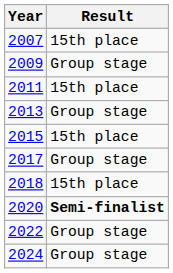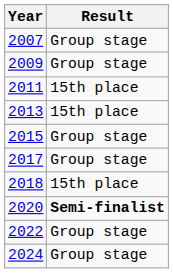(94, 40) 15th place -> (99, 40) Group stage
(99, 112) Group stage -> (94, 112) 15th place
(94, 136) 15th place -> (99, 136) Group stage
